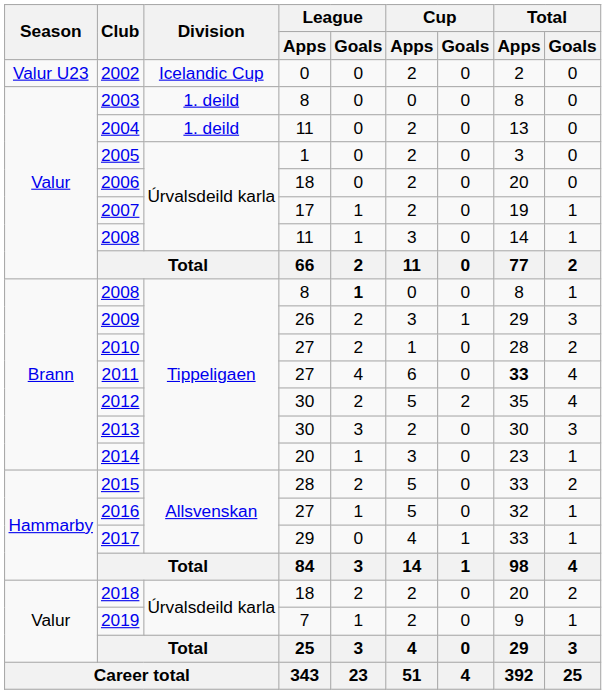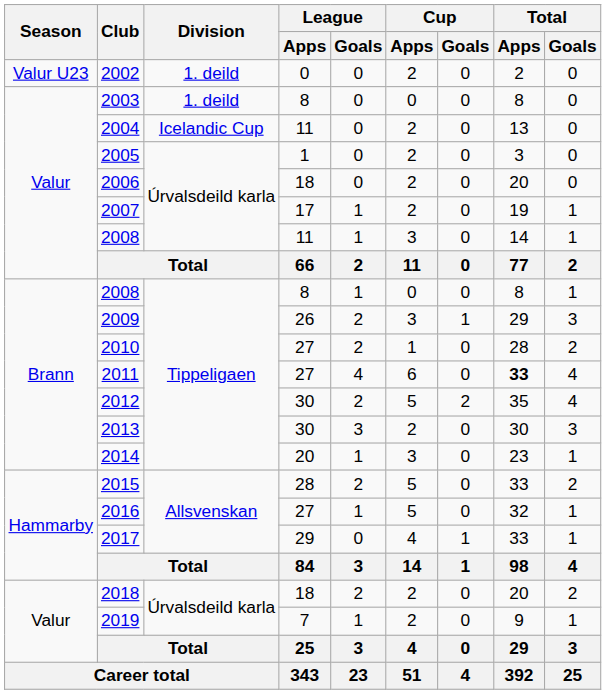(211, 73) Icelandic Cup -> (211, 73) 1. deild
(211, 127) 1. deild -> (211, 127) Icelandic Cup
(358, 292) bold -> (358, 292) normal
